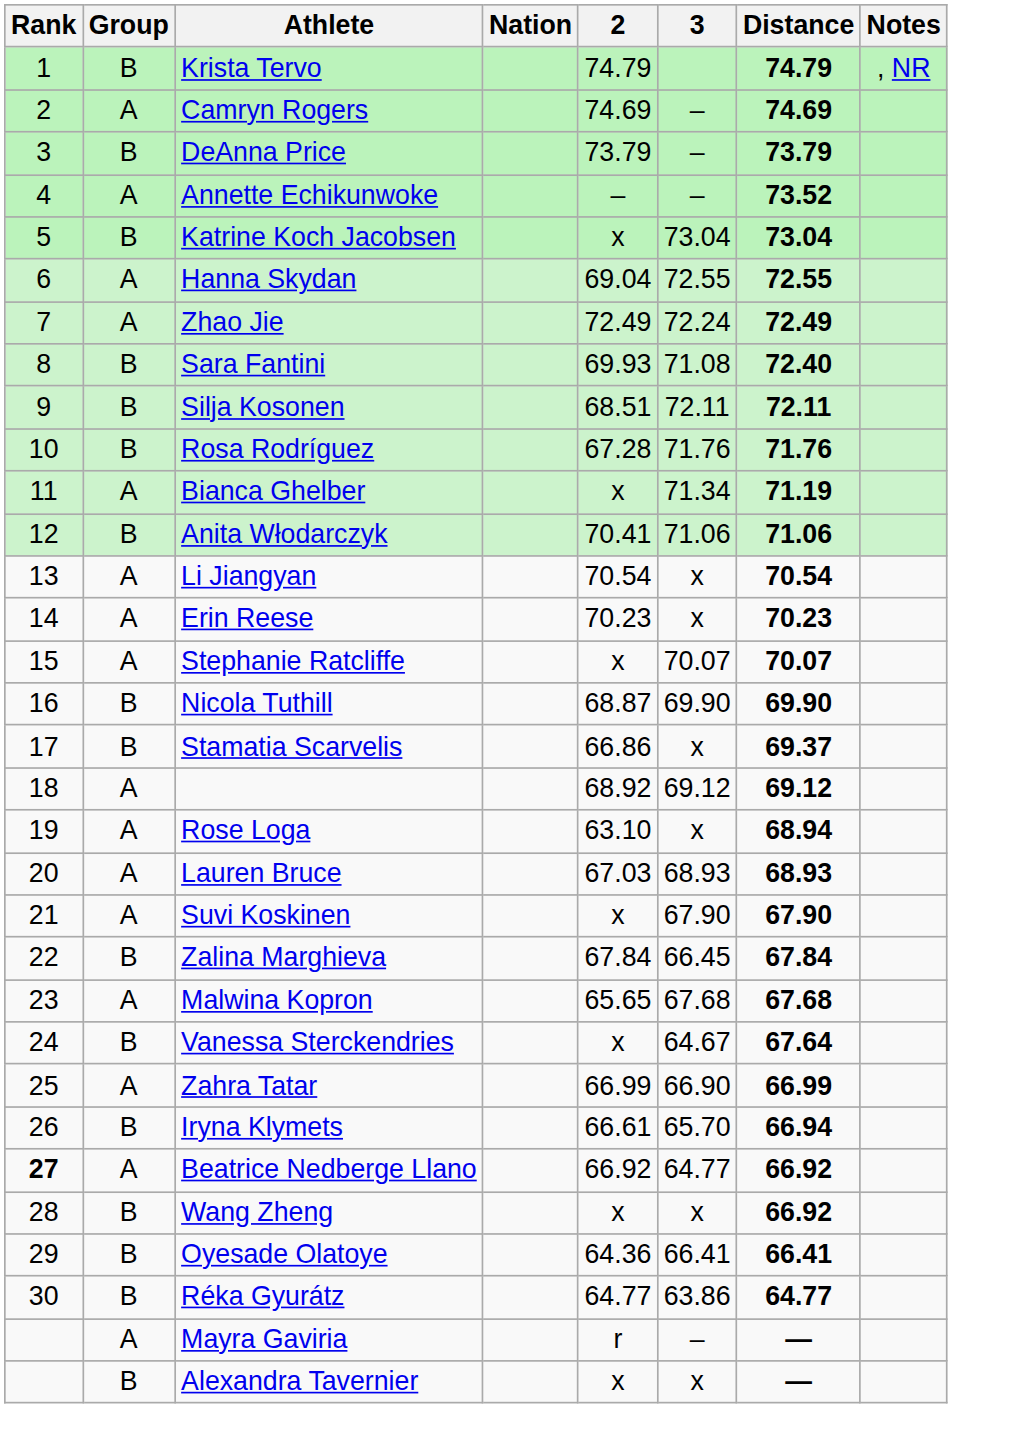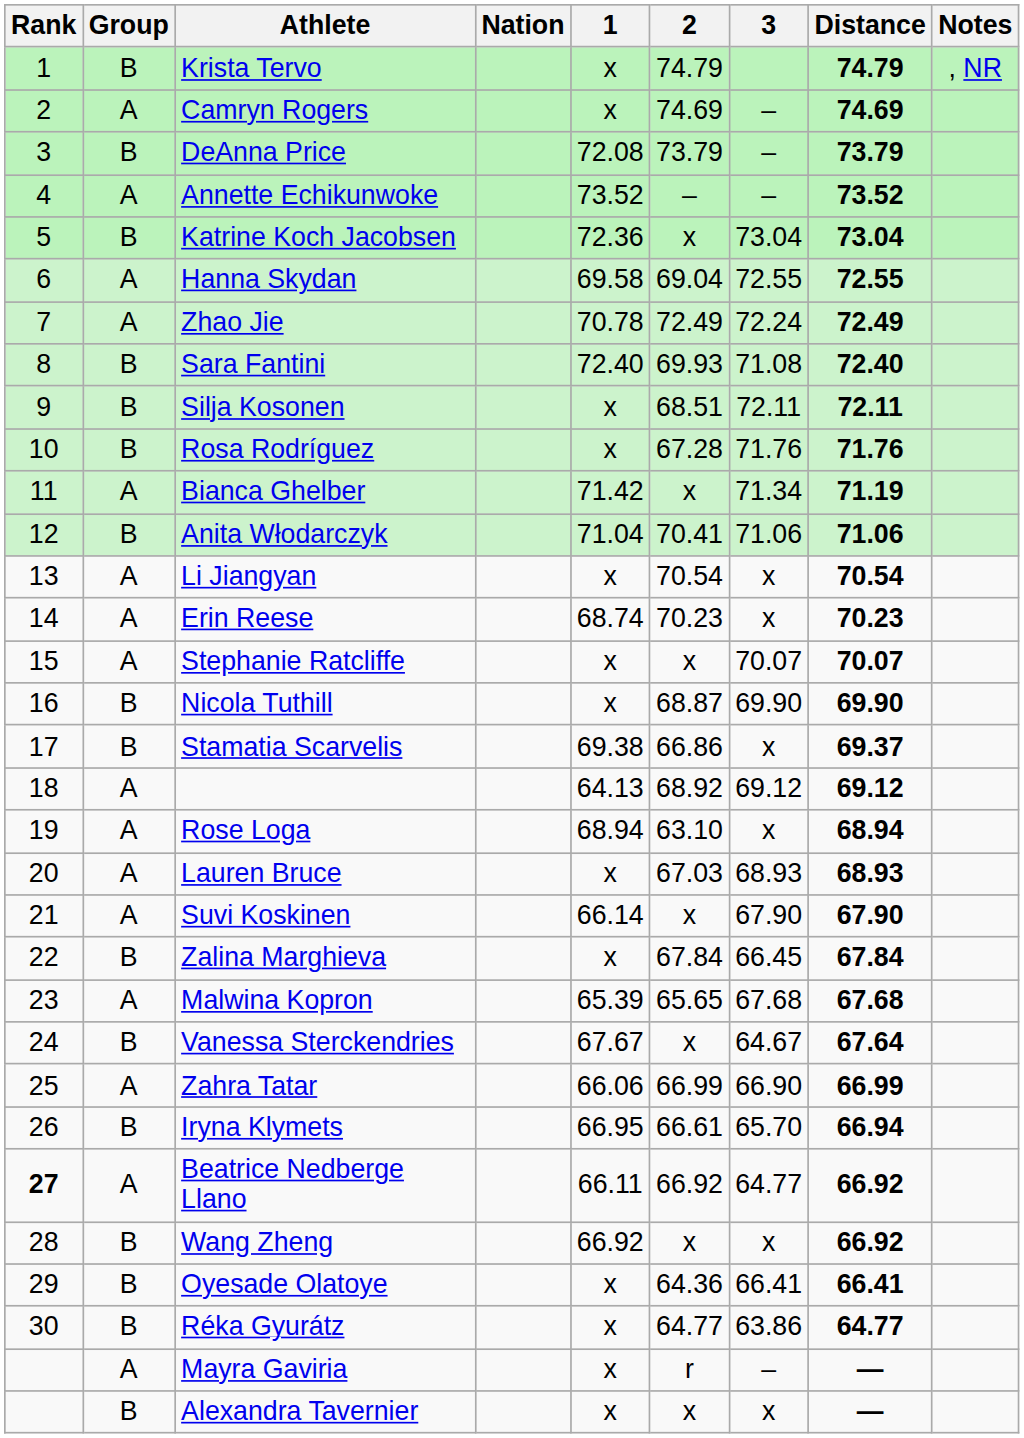+ column: (610, 25)
